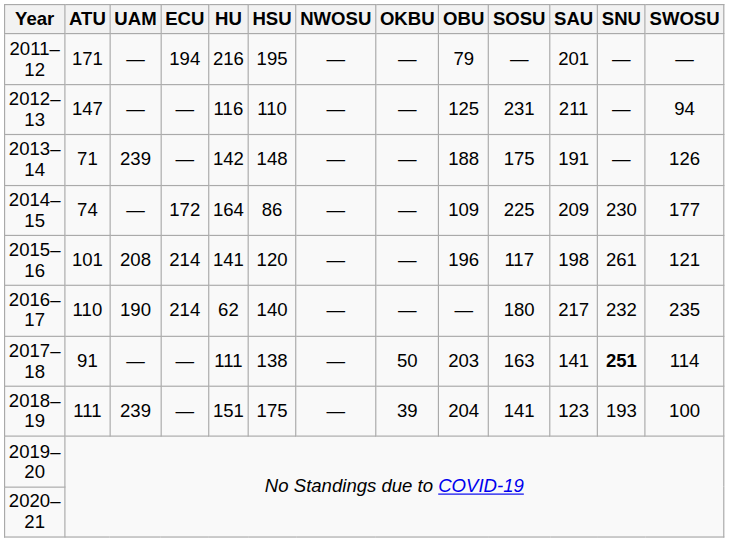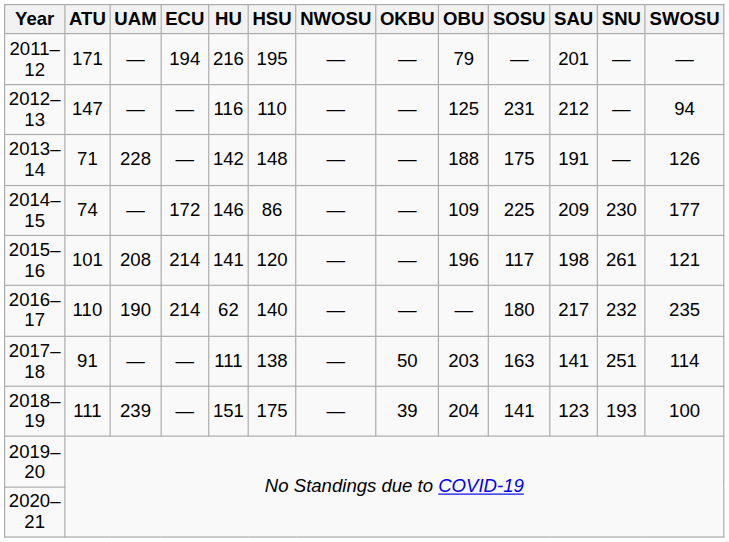(574, 109) 211 -> (574, 109) 212
(135, 159) 239 -> (135, 159) 228
(228, 210) 164 -> (228, 210) 146
(621, 360) bold -> (621, 360) normal
